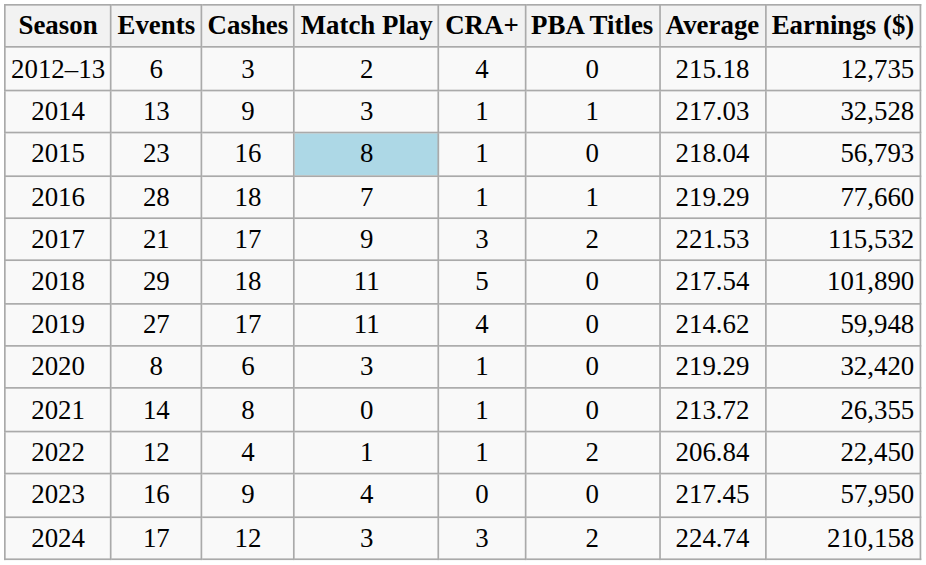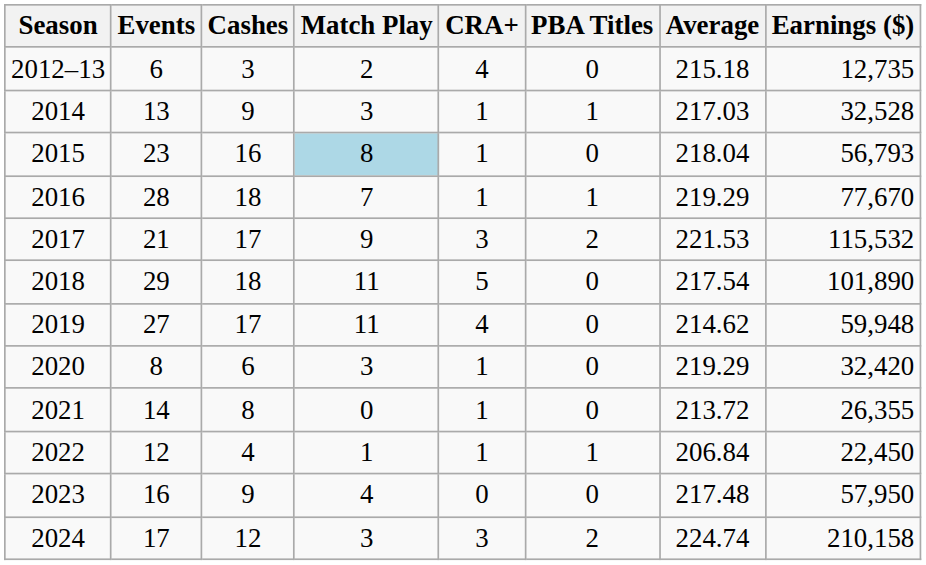(877, 196) 77,660 -> (877, 196) 77,670
(592, 452) 2 -> (592, 452) 1
(712, 494) 217.45 -> (712, 494) 217.48
